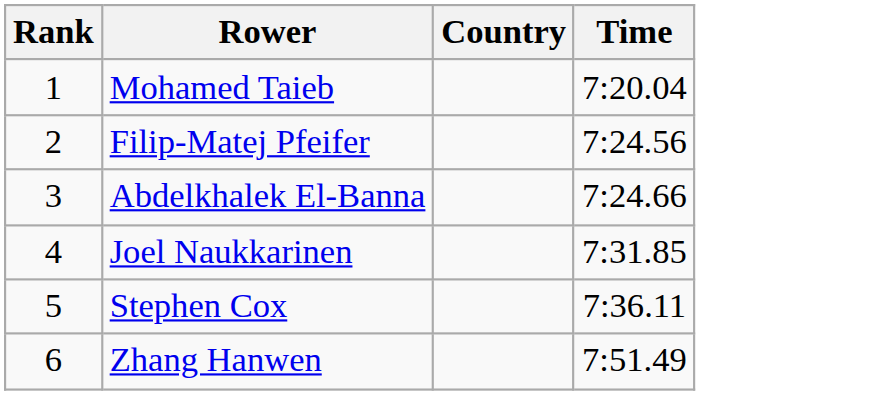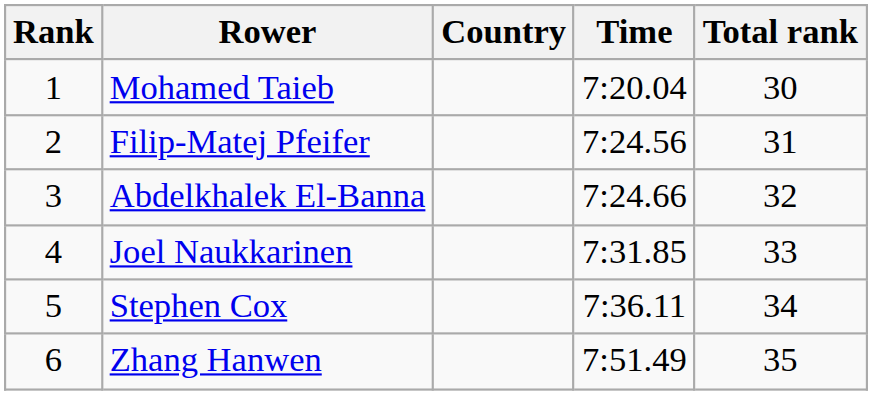+ column: (780, 31)
